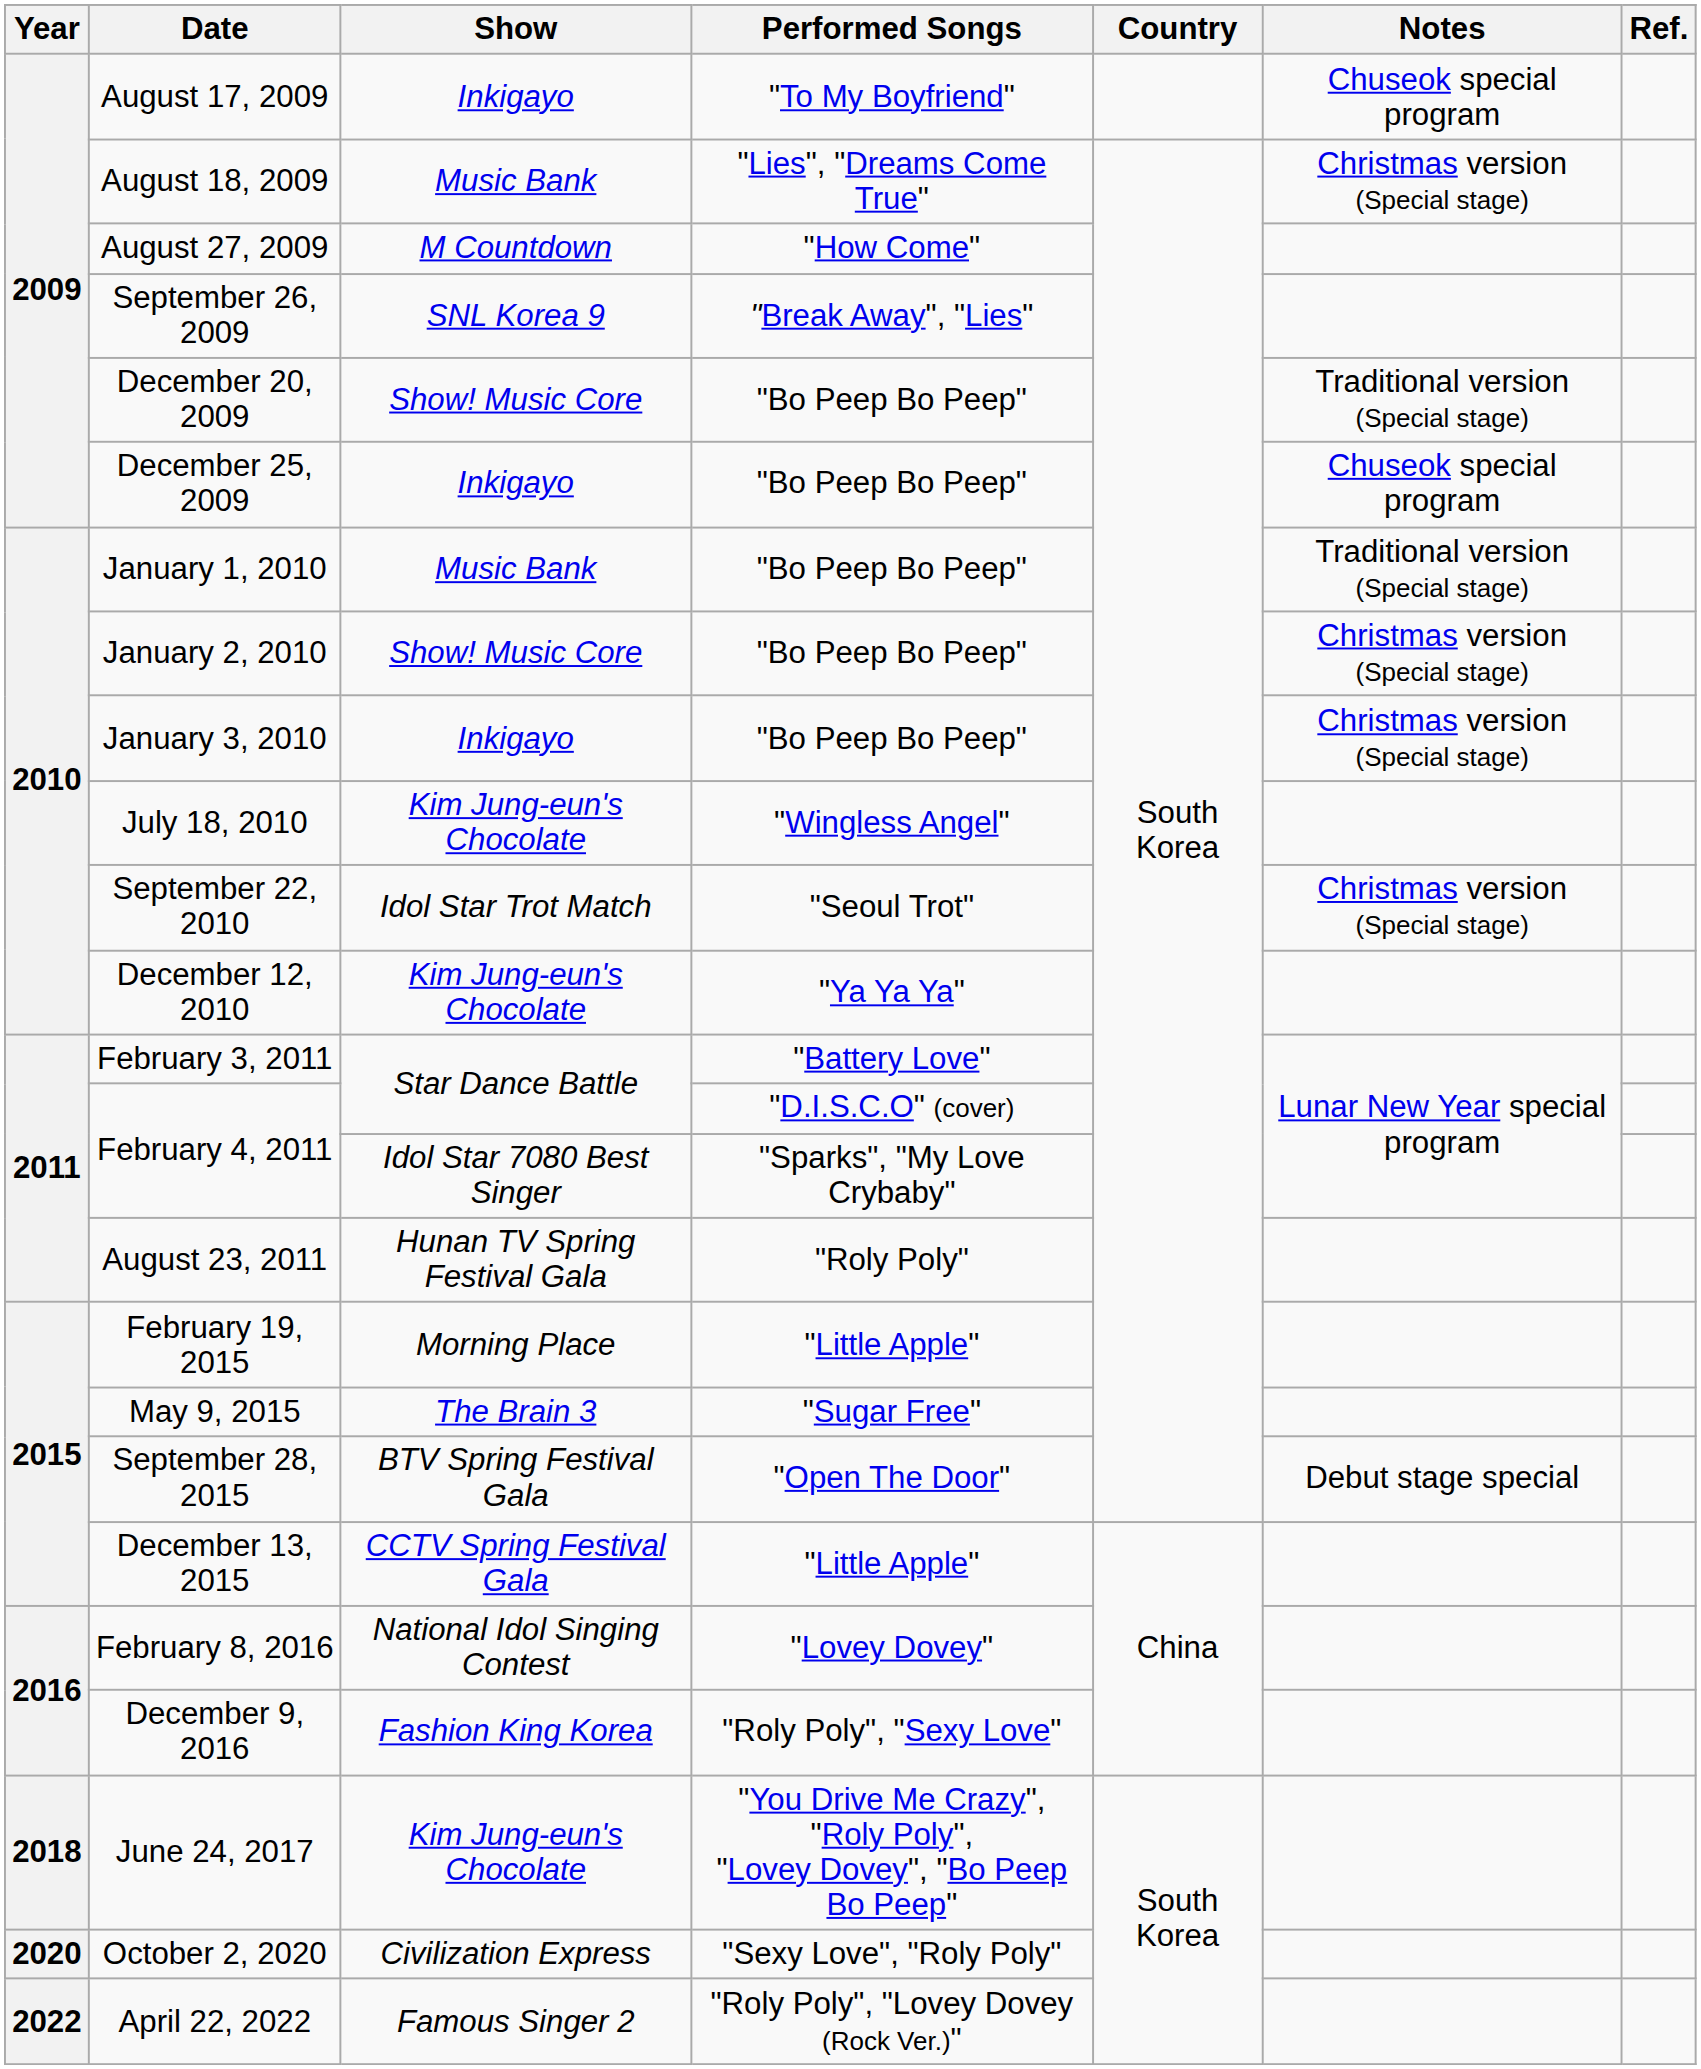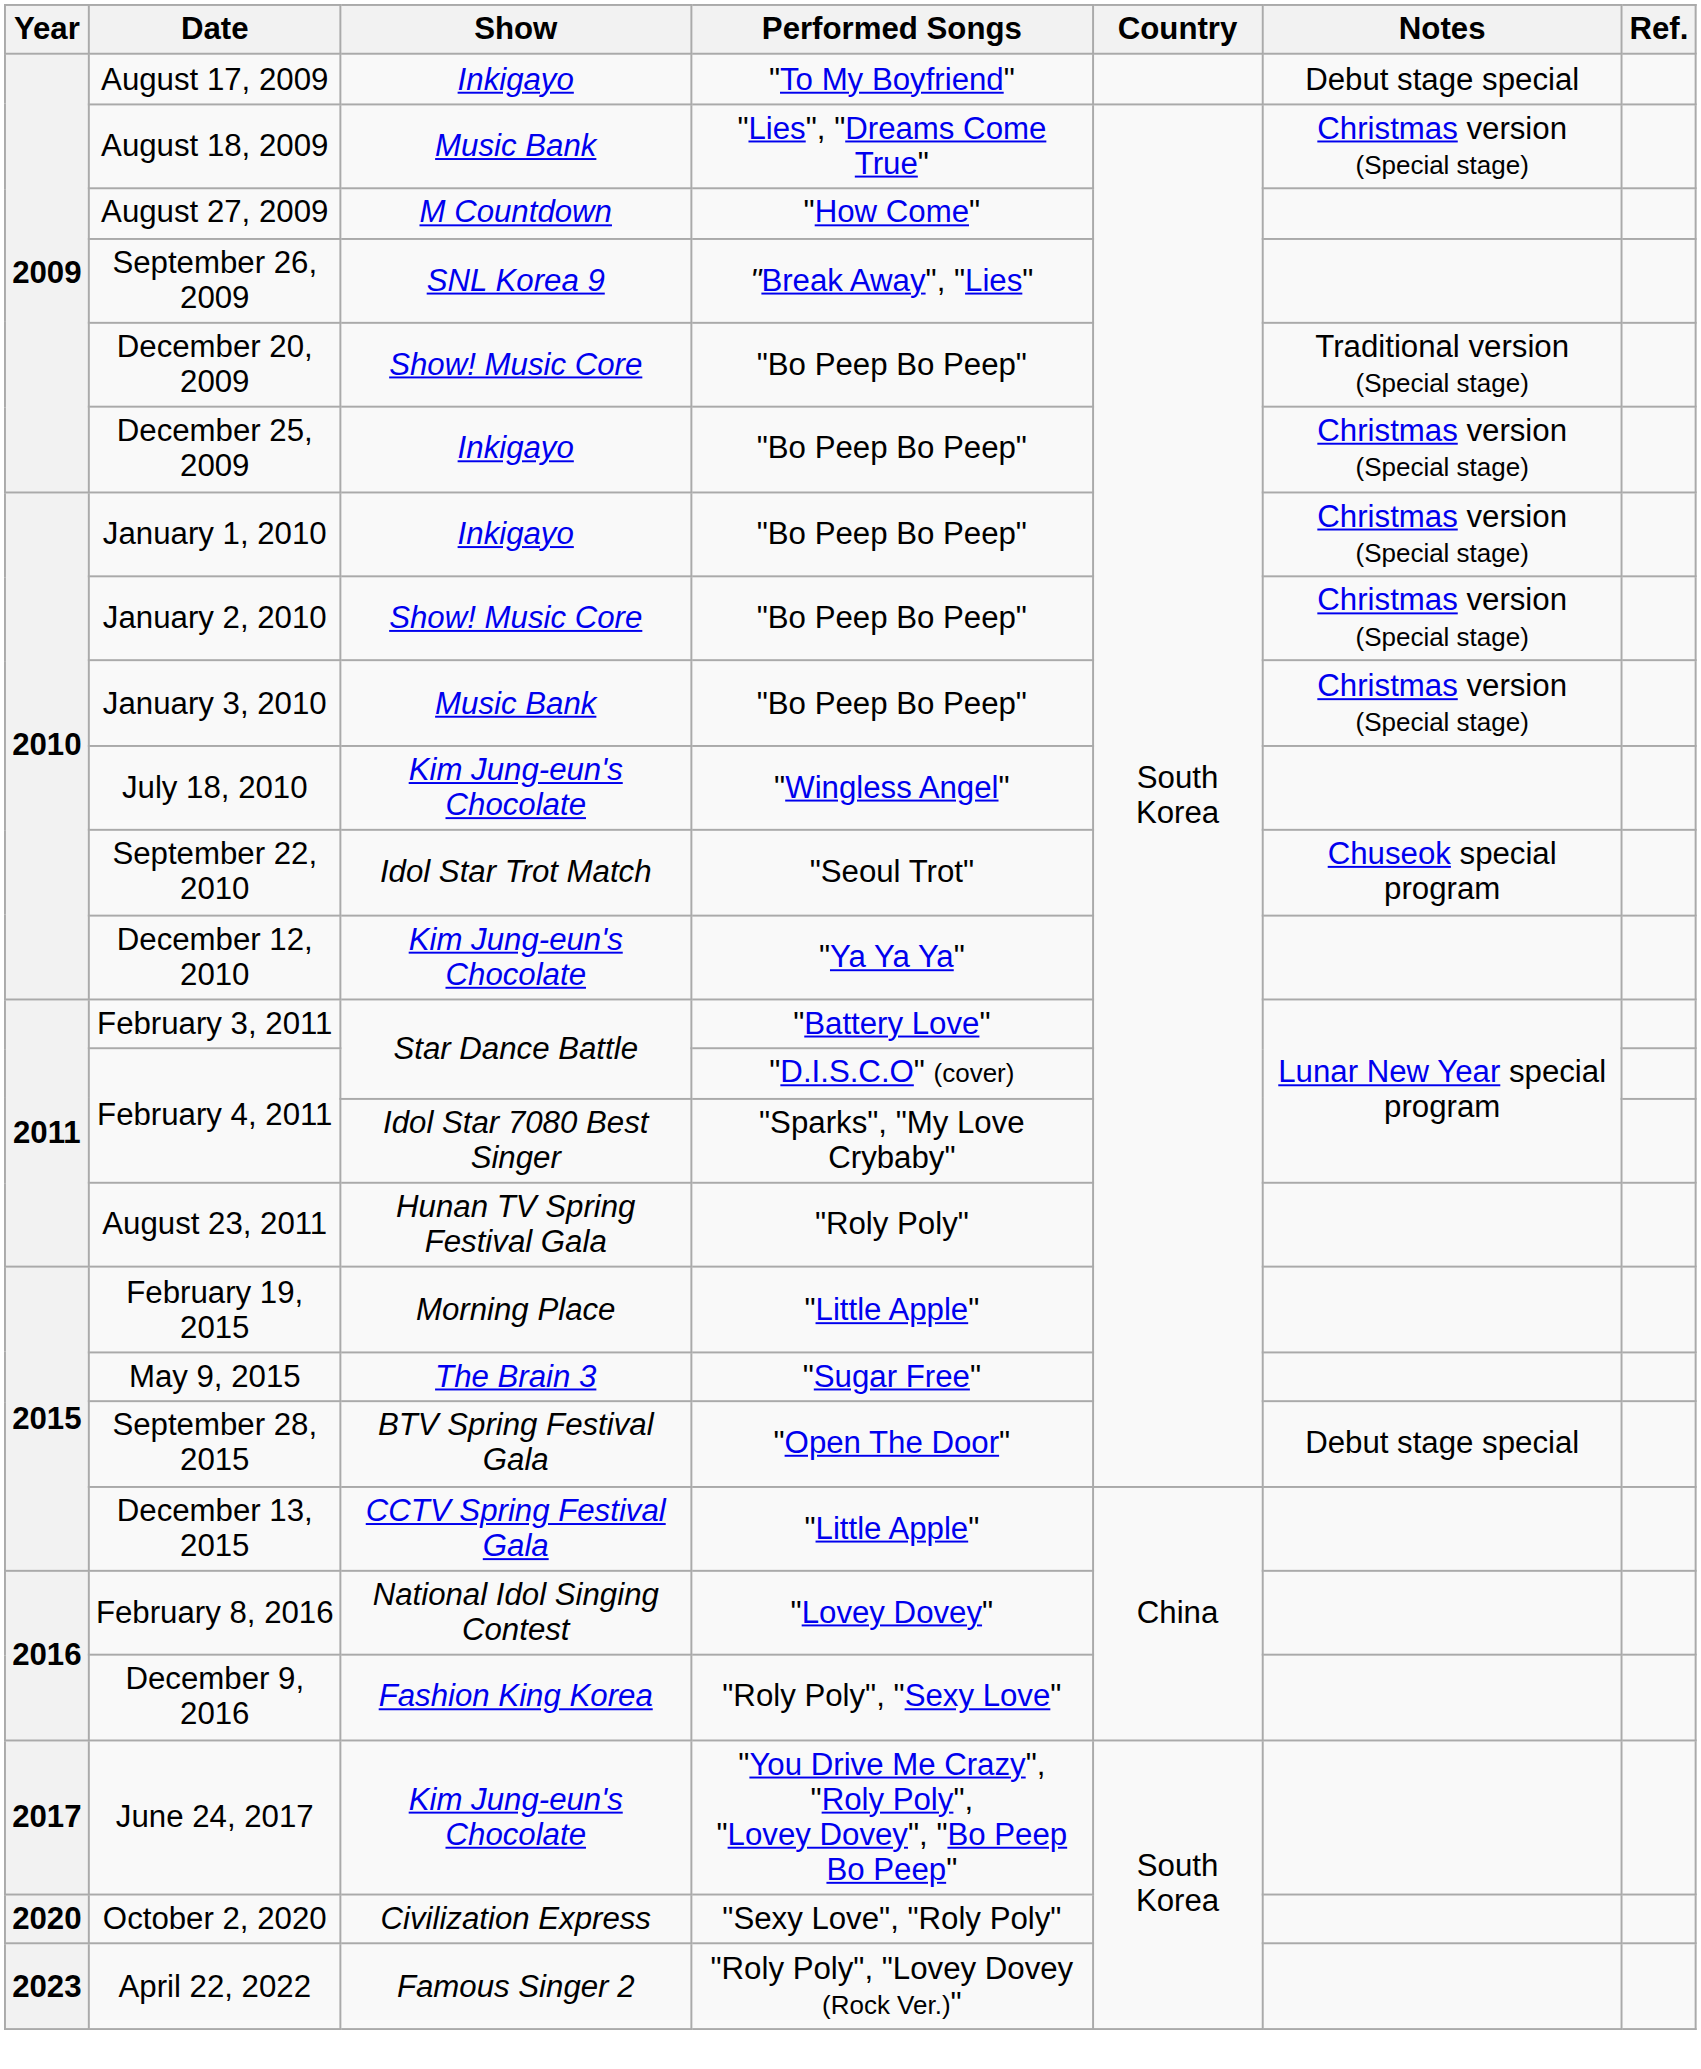(1442, 96) Chuseok special program -> (1442, 78) Debut stage special
(1442, 484) Chuseok special program -> (1442, 448) Christmas version (Special stage)
(516, 568) Music Bank -> (516, 533) Inkigayo
(1442, 568) Traditional version (Special stage) -> (1442, 533) Christmas version (Special stage)
(516, 737) Inkigayo -> (516, 702) Music Bank
(1442, 906) Christmas version (Special stage) -> (1442, 871) Chuseok special program
(47, 1851) 2018 -> (47, 1816) 2017
(47, 2020) 2022 -> (47, 1985) 2023
